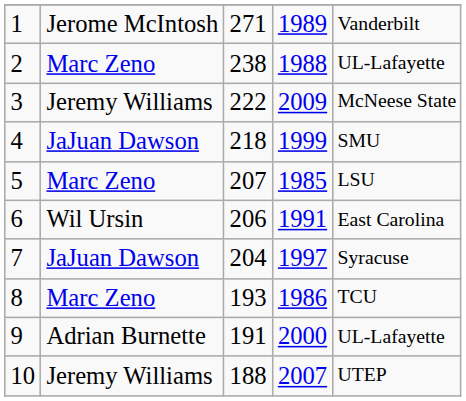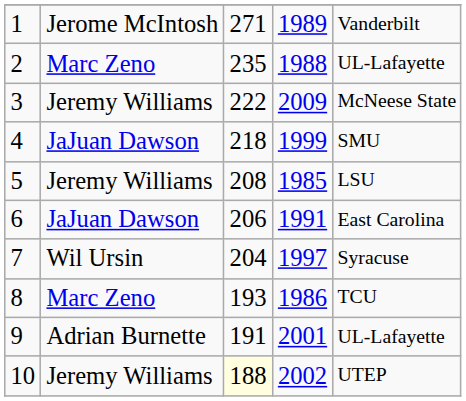(248, 63) 238 -> (248, 63) 235
(101, 180) Marc Zeno -> (130, 180) Jeremy Williams
(248, 180) 207 -> (248, 180) 208
(95, 219) Wil Ursin -> (123, 219) JaJuan Dawson
(123, 258) JaJuan Dawson -> (95, 258) Wil Ursin
(303, 336) 2000 -> (303, 336) 2001
(248, 375) no background -> (248, 375) lightyellow background
(303, 375) 2007 -> (303, 375) 2002
